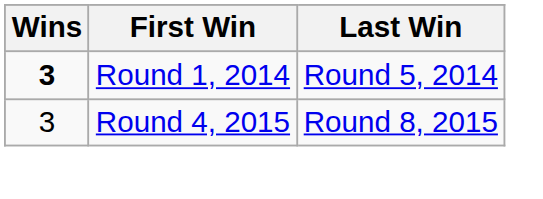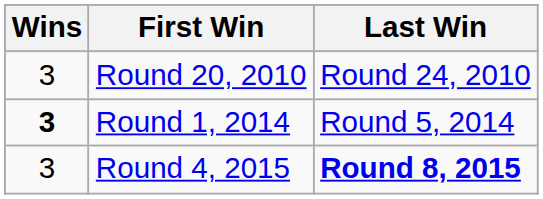+ row: (201, 74)
(401, 121) normal -> (420, 168) bold
